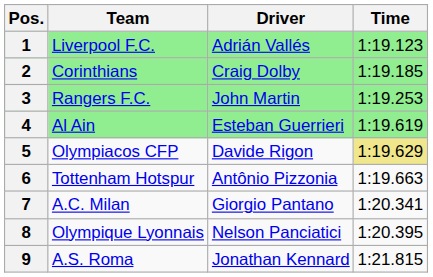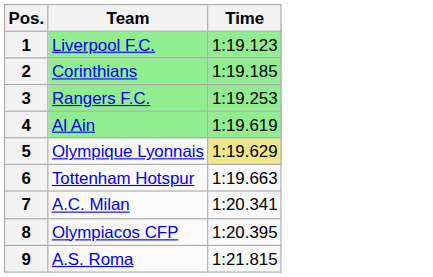- column: (281, 18)
(115, 152) Olympiacos CFP -> (128, 152) Olympique Lyonnais
(128, 232) Olympique Lyonnais -> (115, 232) Olympiacos CFP
